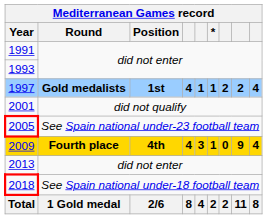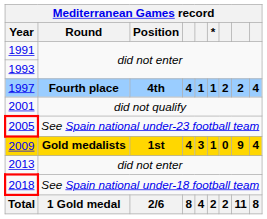(84, 87) Gold medalists -> (84, 87) Fourth place
(156, 87) 1st -> (156, 87) 4th
(84, 145) Fourth place -> (84, 145) Gold medalists
(156, 145) 4th -> (156, 145) 1st
